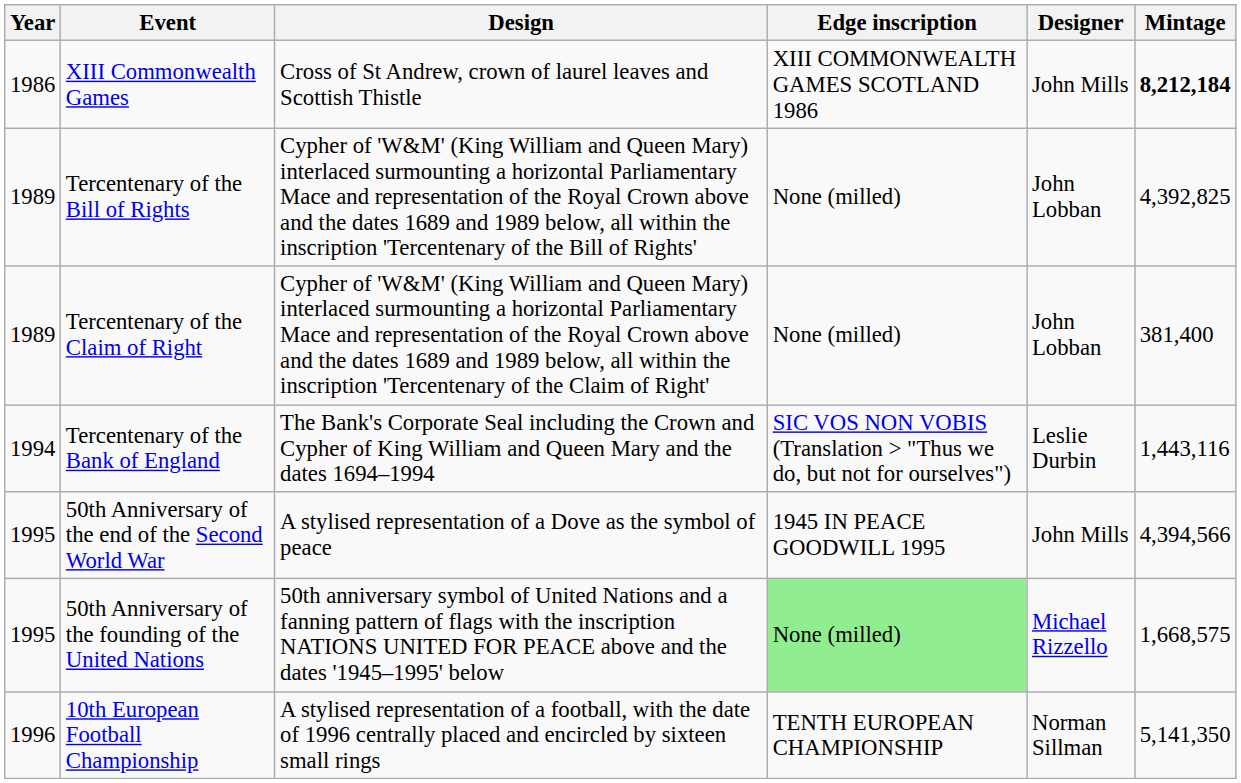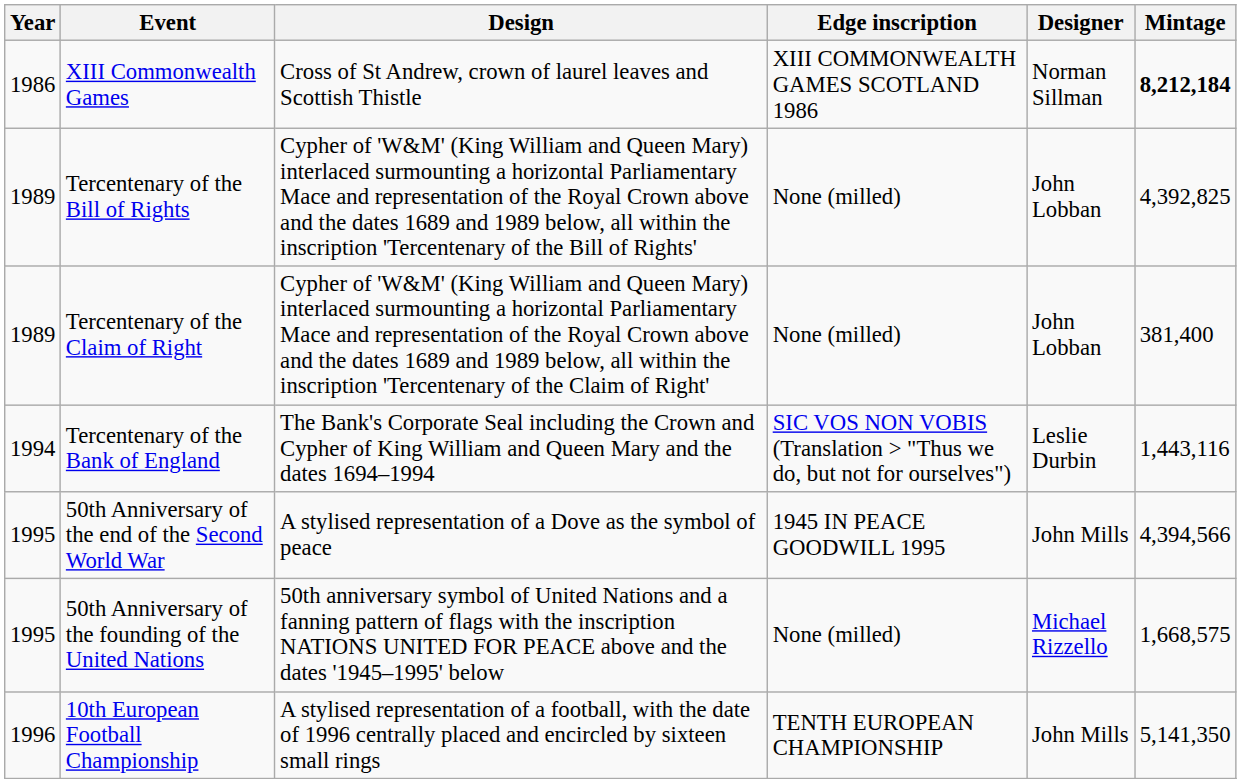(1080, 84) John Mills -> (1069, 84) Norman Sillman
(837, 634) lightgreen background -> (837, 634) no background
(1069, 734) Norman Sillman -> (1080, 734) John Mills
